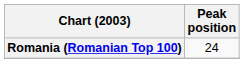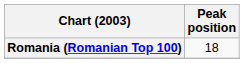(212, 48) 24 -> (212, 48) 18
